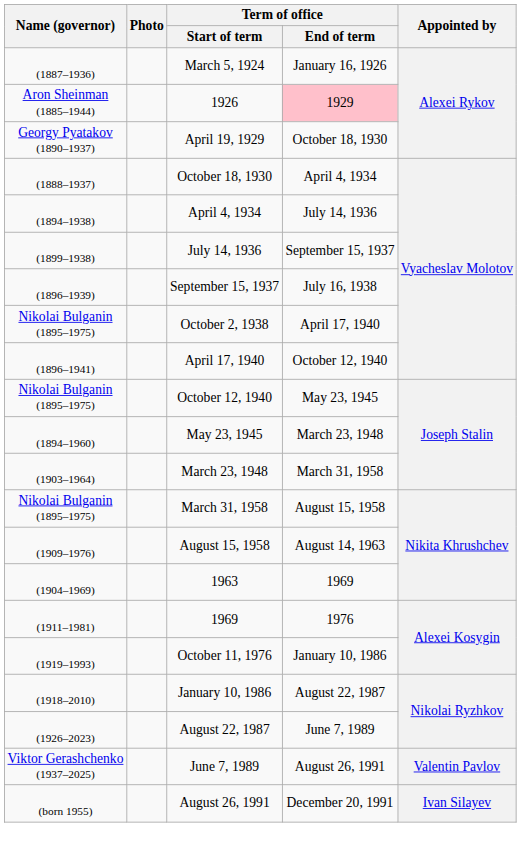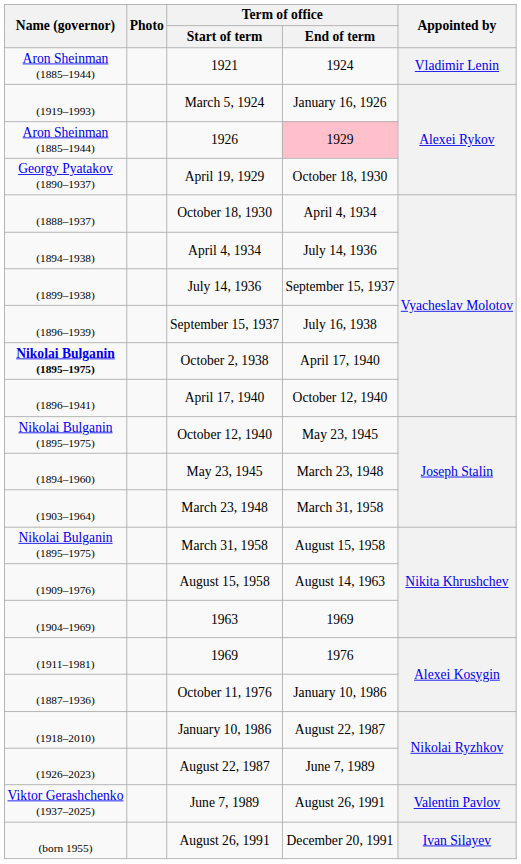+ row: (225, 66)
(65, 74) (1887–1936) -> (65, 111) (1919–1993)
(65, 324) normal -> (65, 361) bold
(65, 664) (1919–1993) -> (65, 701) (1887–1936)
